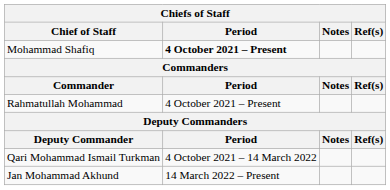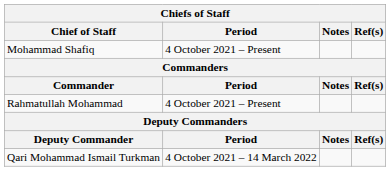(226, 49) bold -> (223, 49) normal
- row: (63, 175)
